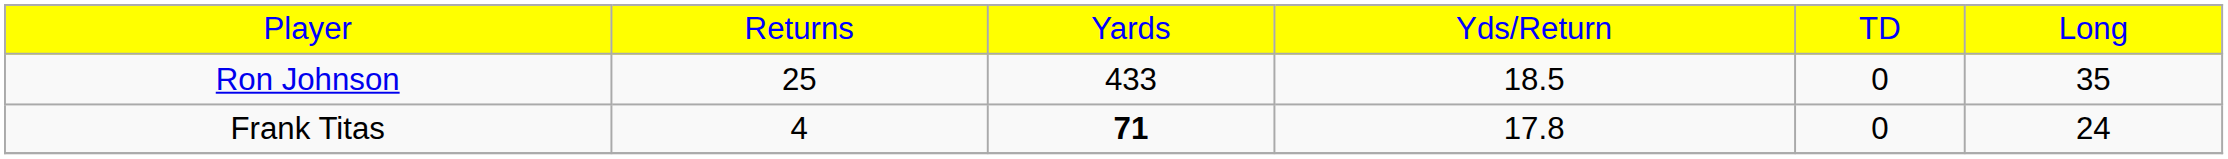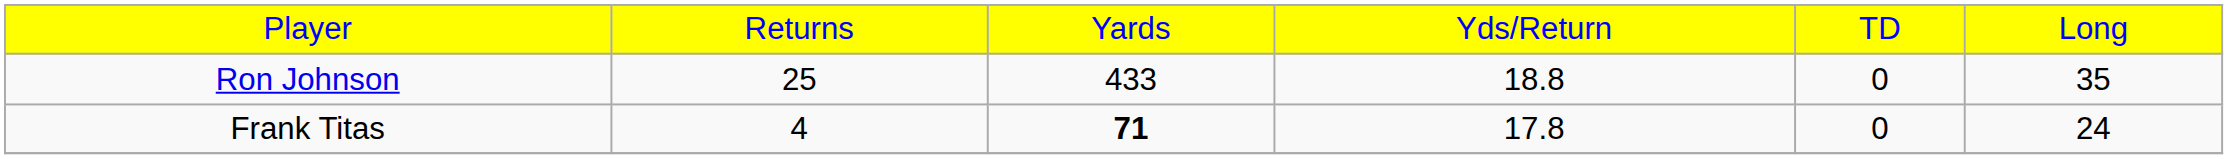(1534, 78) 18.5 -> (1534, 78) 18.8
